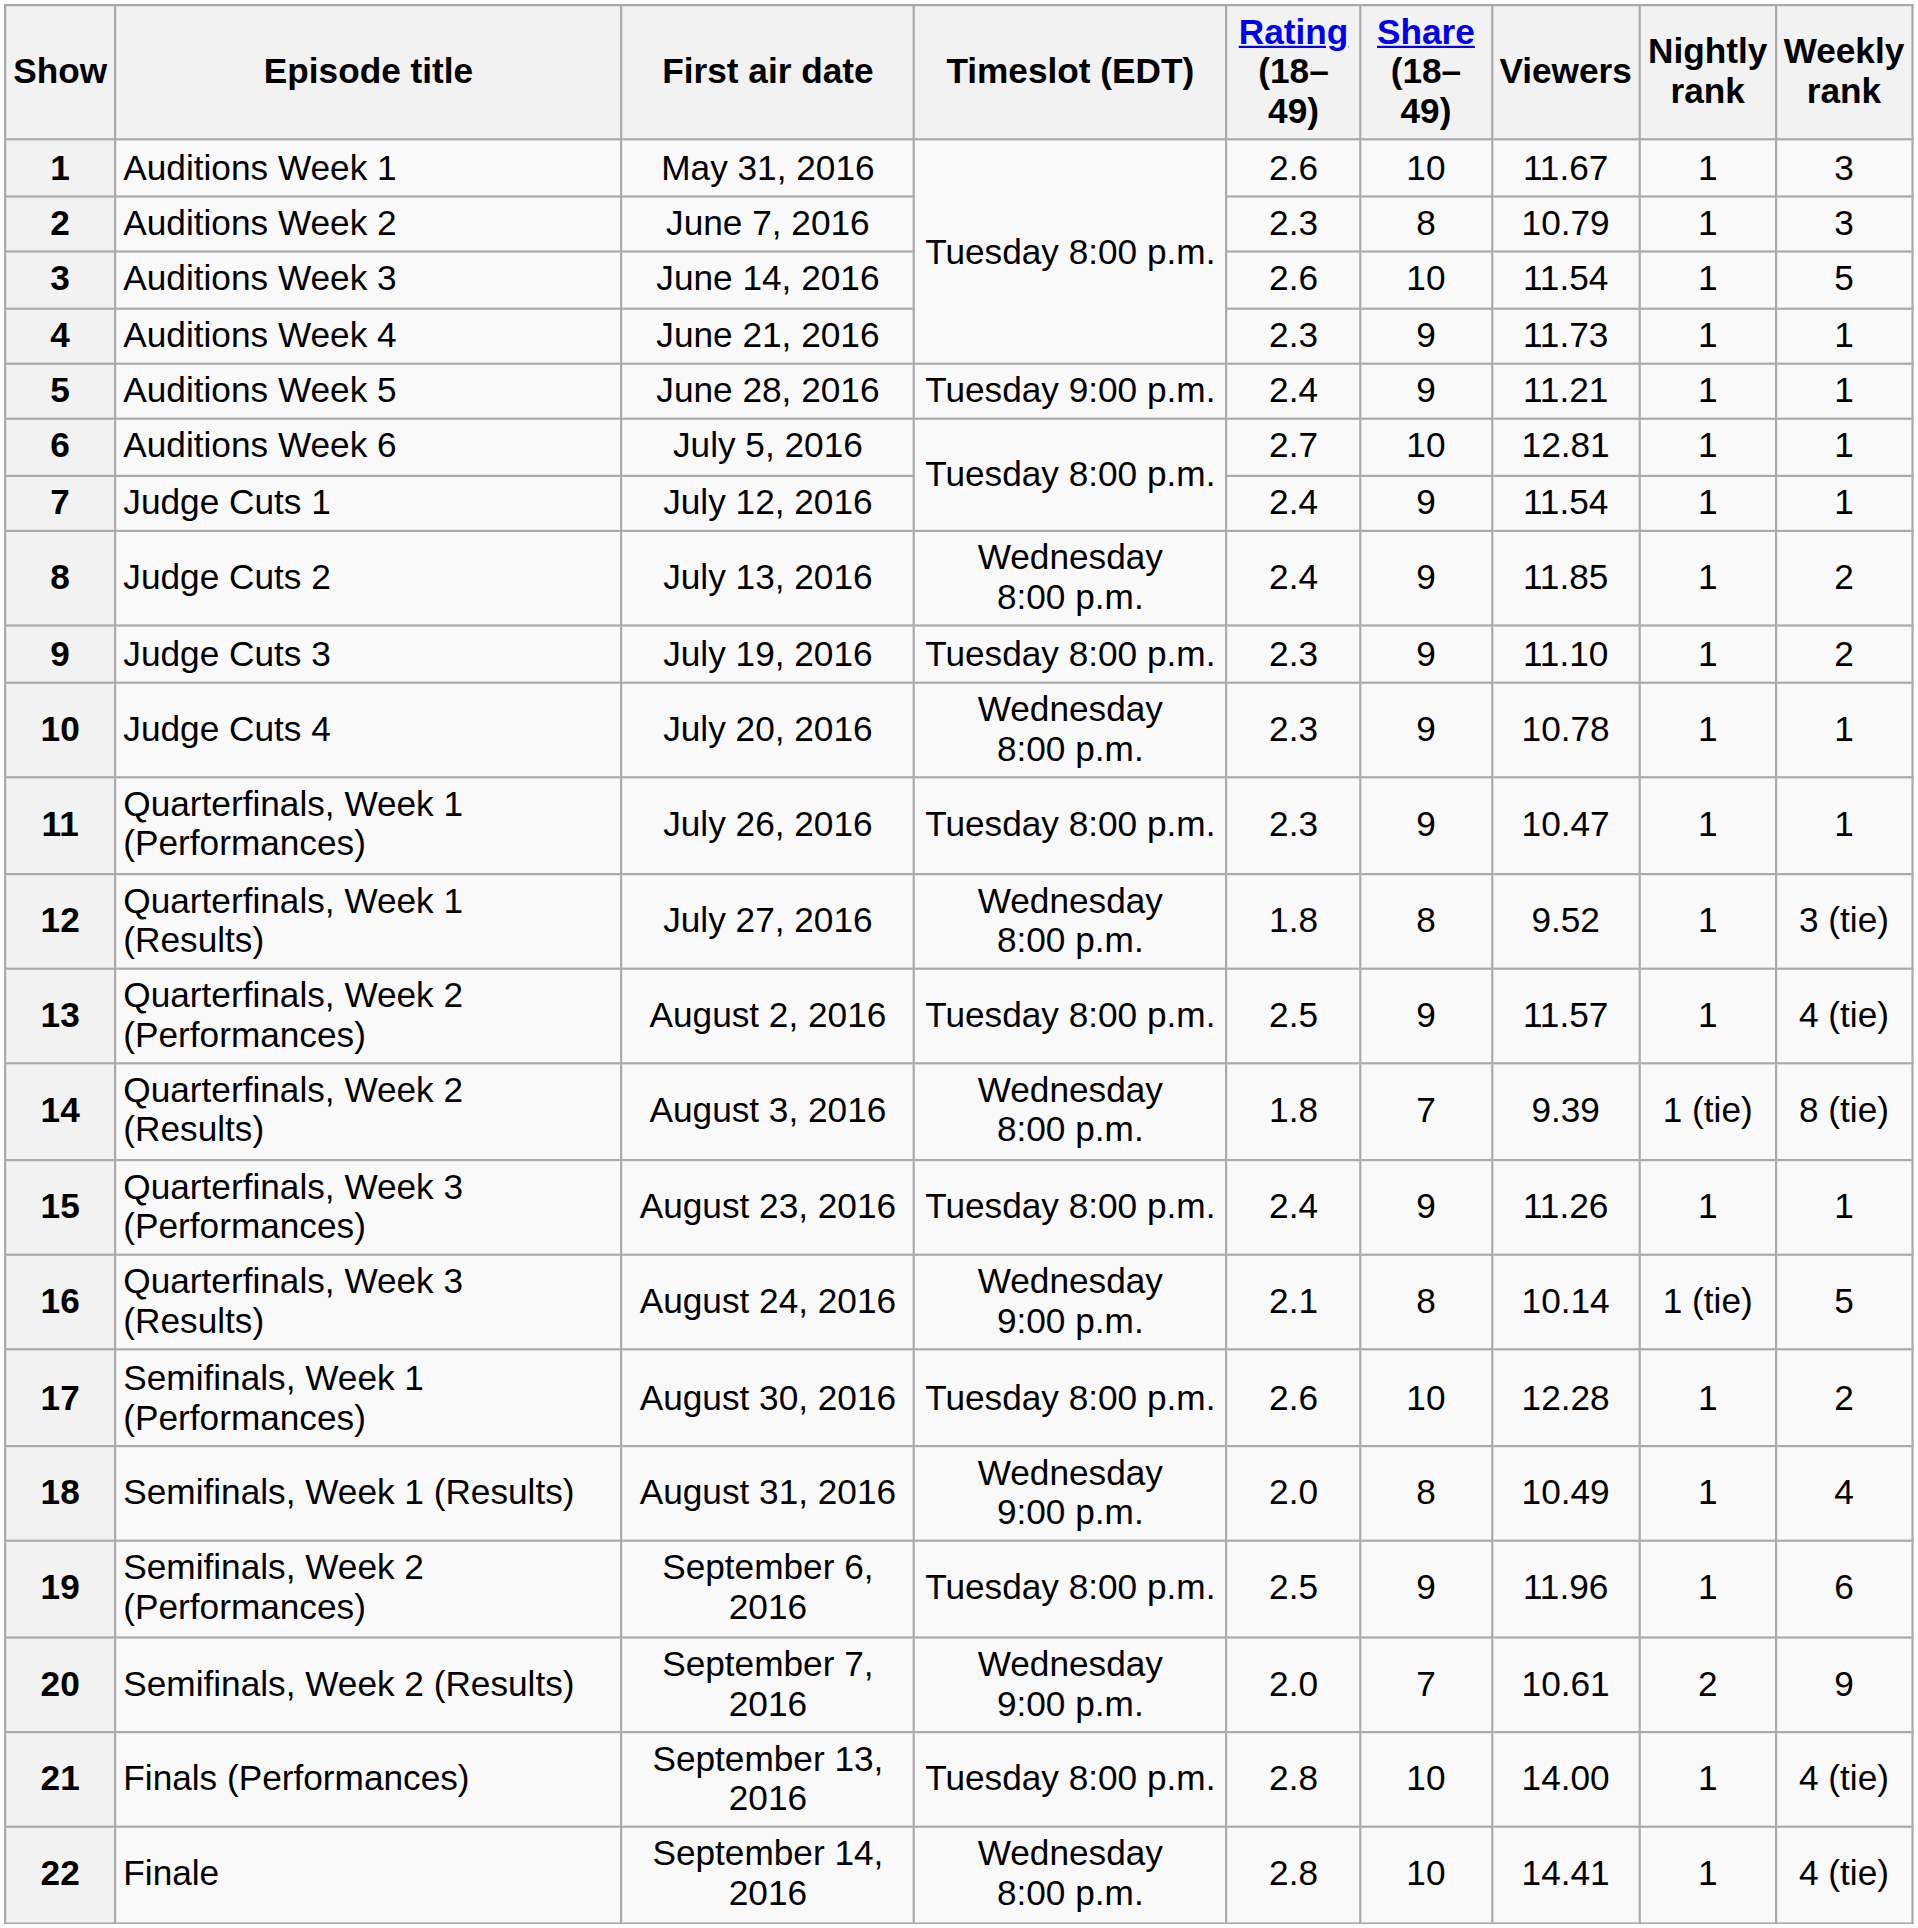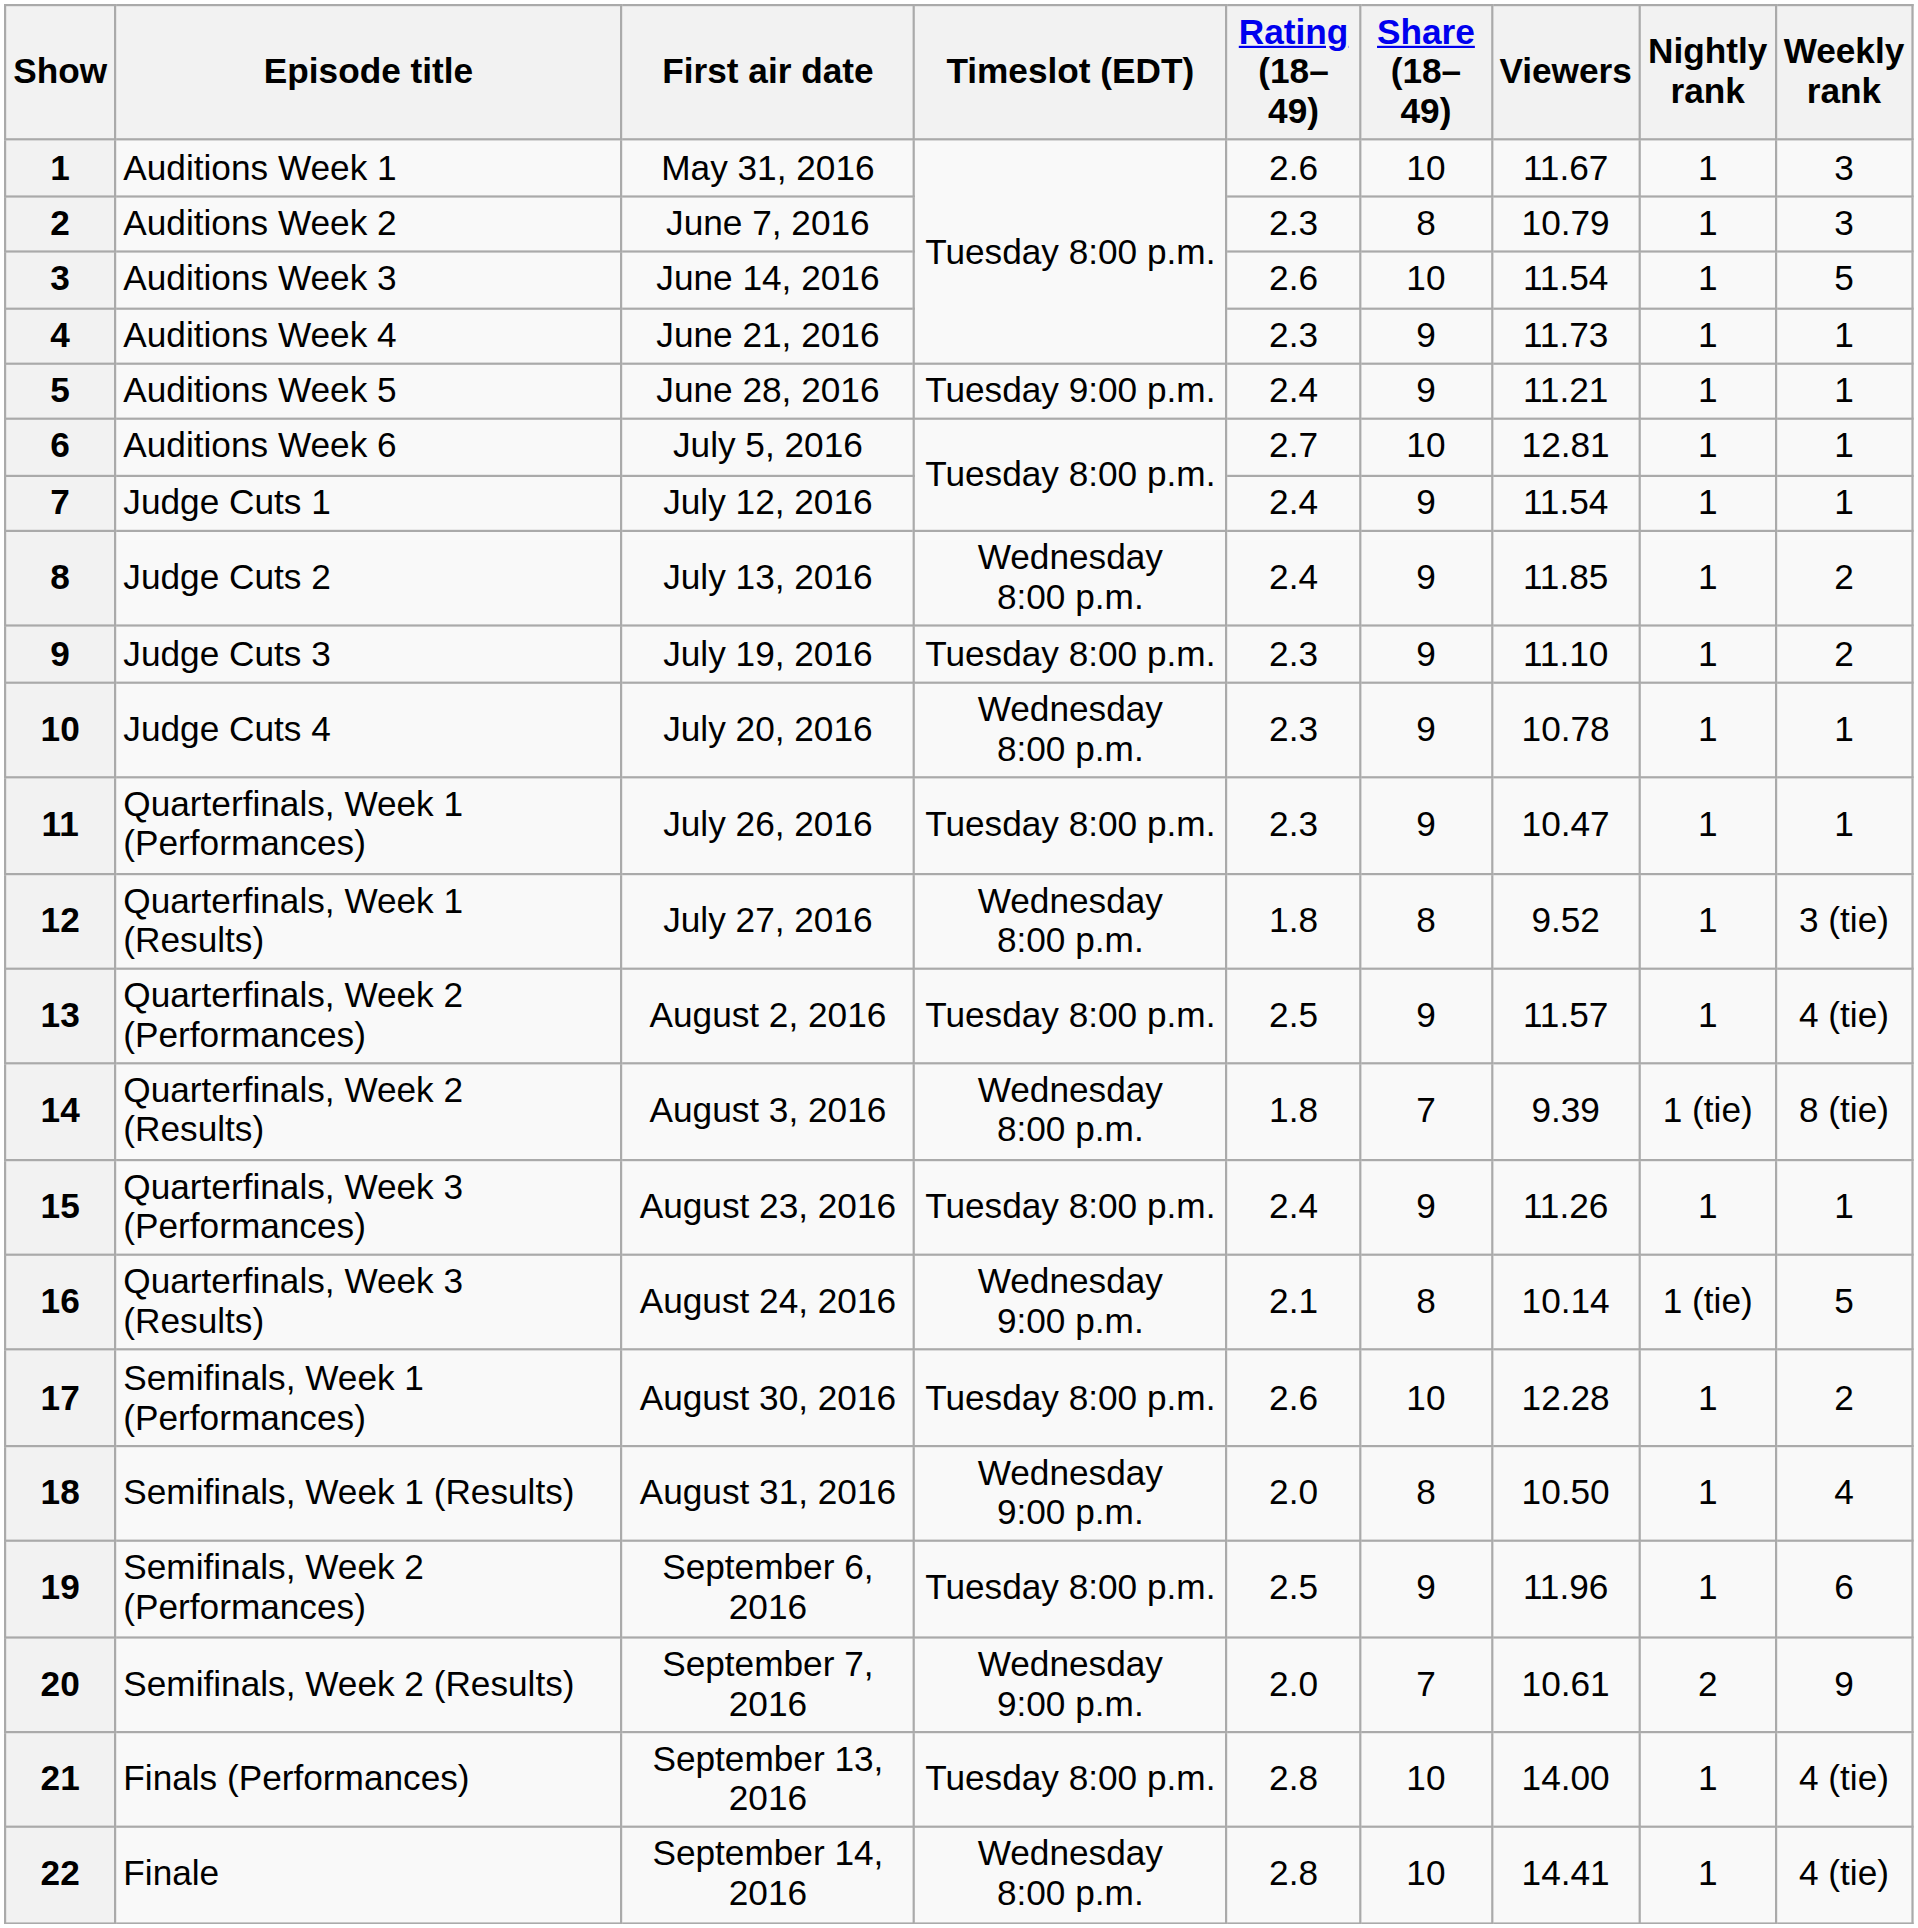(1566, 1492) 10.49 -> (1566, 1492) 10.50
